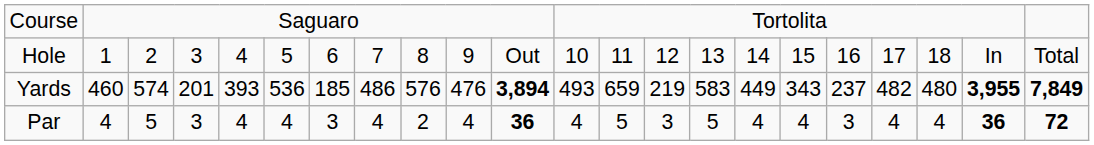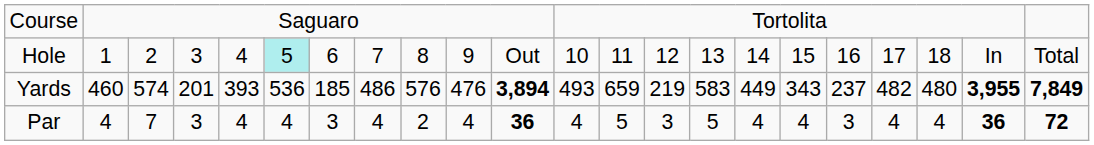(287, 55) no background -> (287, 55) paleturquoise background
(151, 122) 5 -> (151, 122) 7
